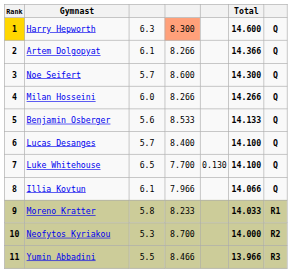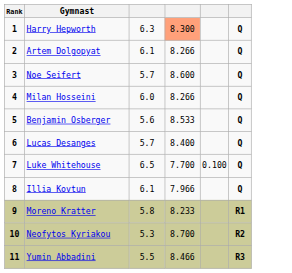- column: (246, 11)
(14, 29) gold background -> (14, 29) no background
(214, 166) 0.130 -> (214, 166) 0.100
